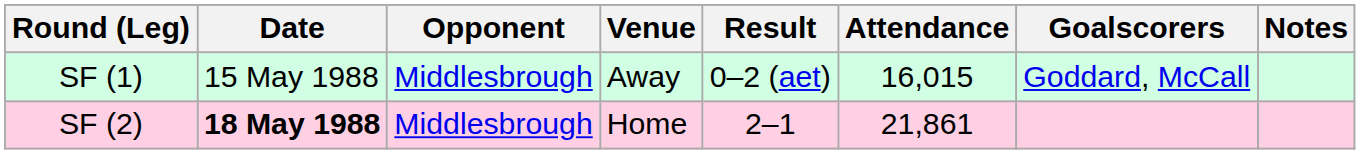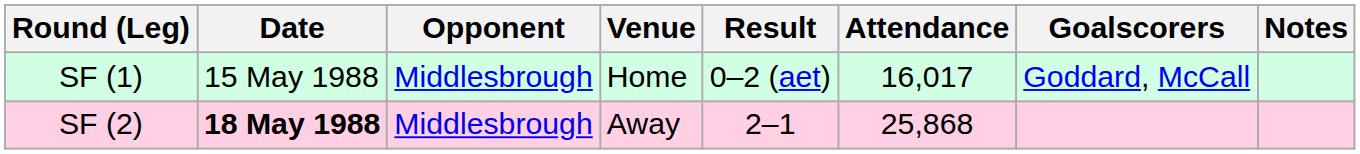(643, 76) Away -> (647, 76) Home
(927, 76) 16,015 -> (927, 76) 16,017
(647, 124) Home -> (643, 124) Away
(927, 124) 21,861 -> (927, 124) 25,868
